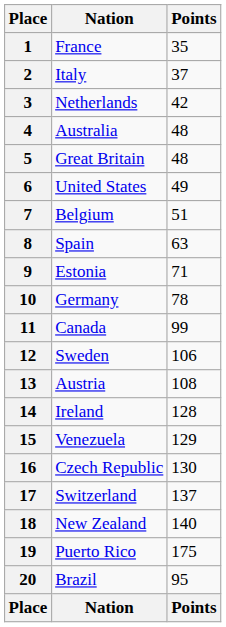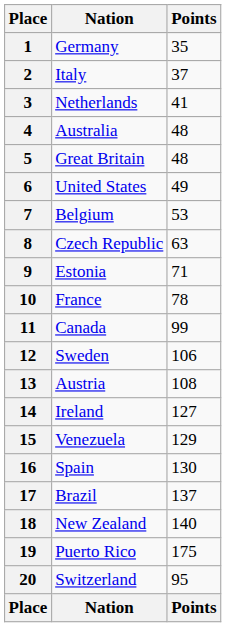(78, 46) France -> (87, 46) Germany
(180, 102) 42 -> (180, 102) 41
(180, 215) 51 -> (180, 215) 53
(75, 243) Spain -> (109, 243) Czech Republic
(87, 299) Germany -> (78, 299) France
(184, 411) 128 -> (184, 411) 127
(109, 467) Czech Republic -> (75, 467) Spain
(96, 495) Switzerland -> (76, 495) Brazil
(76, 580) Brazil -> (96, 580) Switzerland
